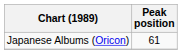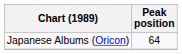(154, 40) 61 -> (154, 40) 64
